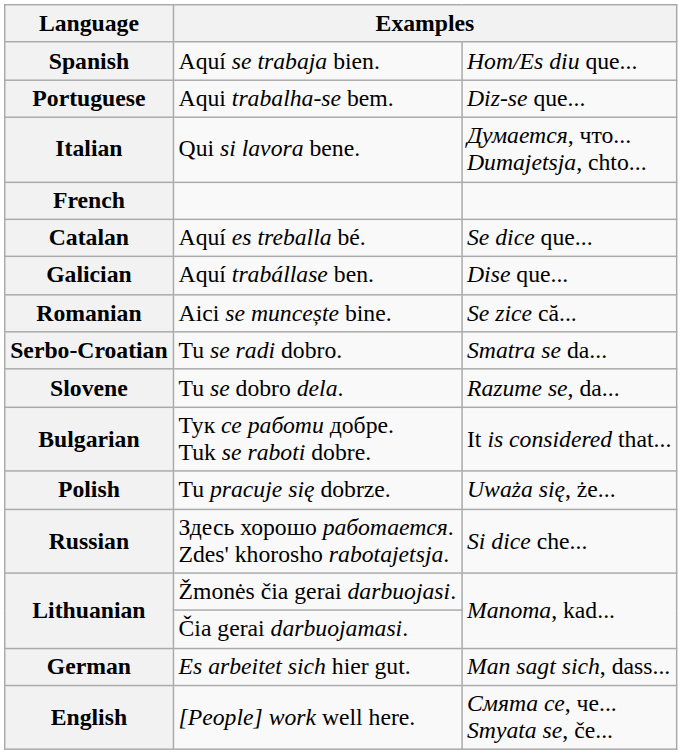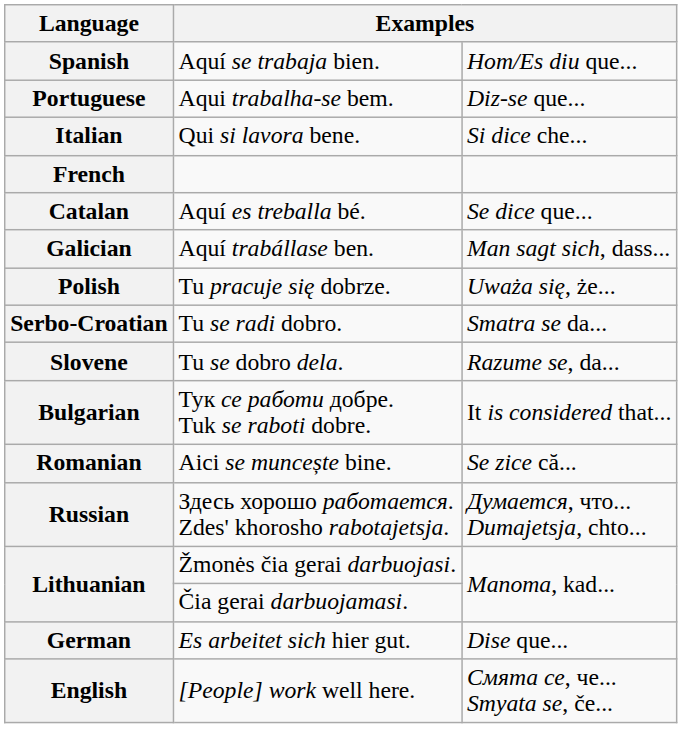(557, 149) Думается, что... Dumajetsja, chto... -> (527, 135) Si dice che...
(518, 275) Dise que... -> (569, 248) Man sagt sich, dass...
rows swapped: (89, 312) <-> (89, 489)
(527, 540) Si dice che... -> (557, 513) Думается, что... Dumajetsja, chto...
(569, 666) Man sagt sich, dass... -> (518, 639) Dise que...
